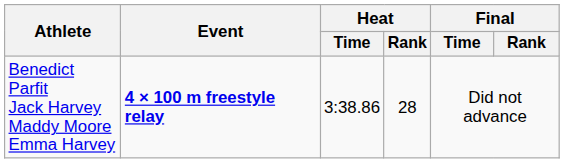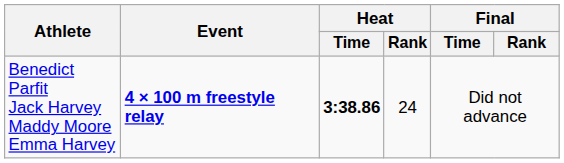(352, 107) normal -> (352, 107) bold
(407, 107) 28 -> (408, 107) 24
